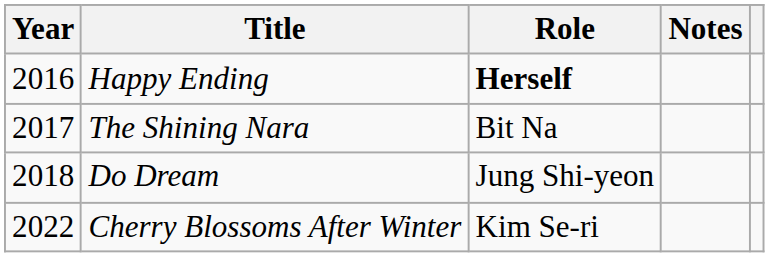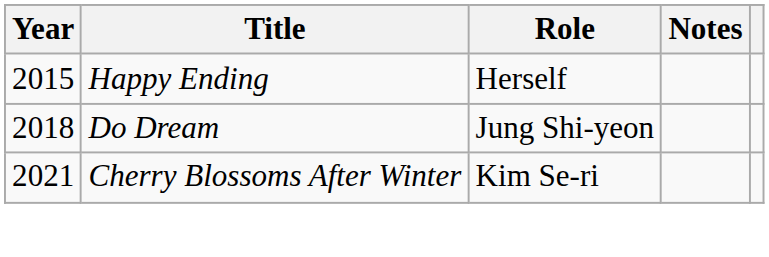(43, 78) 2016 -> (43, 78) 2015
(524, 78) bold -> (521, 78) normal
- row: (199, 127)
(43, 226) 2022 -> (43, 176) 2021
